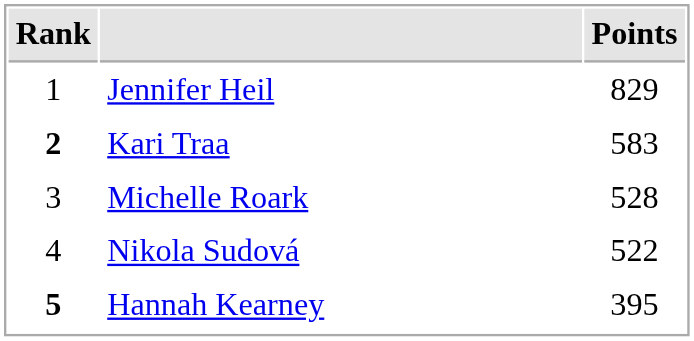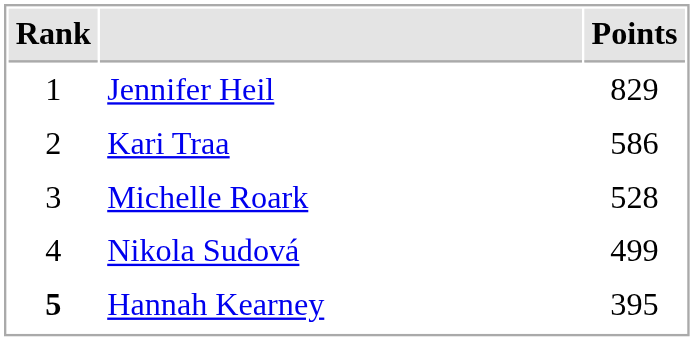(53, 143) bold -> (53, 143) normal
(634, 143) 583 -> (634, 143) 586
(634, 251) 522 -> (634, 251) 499
